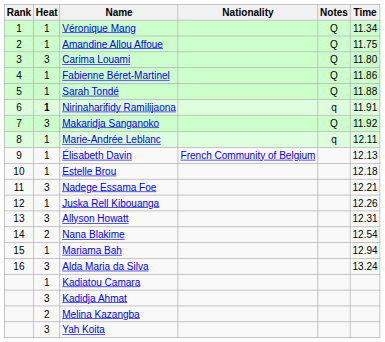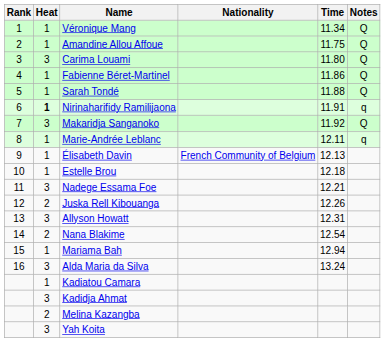columns swapped: (365, 12) <-> (334, 12)
(47, 203) 1 -> (47, 203) 2
